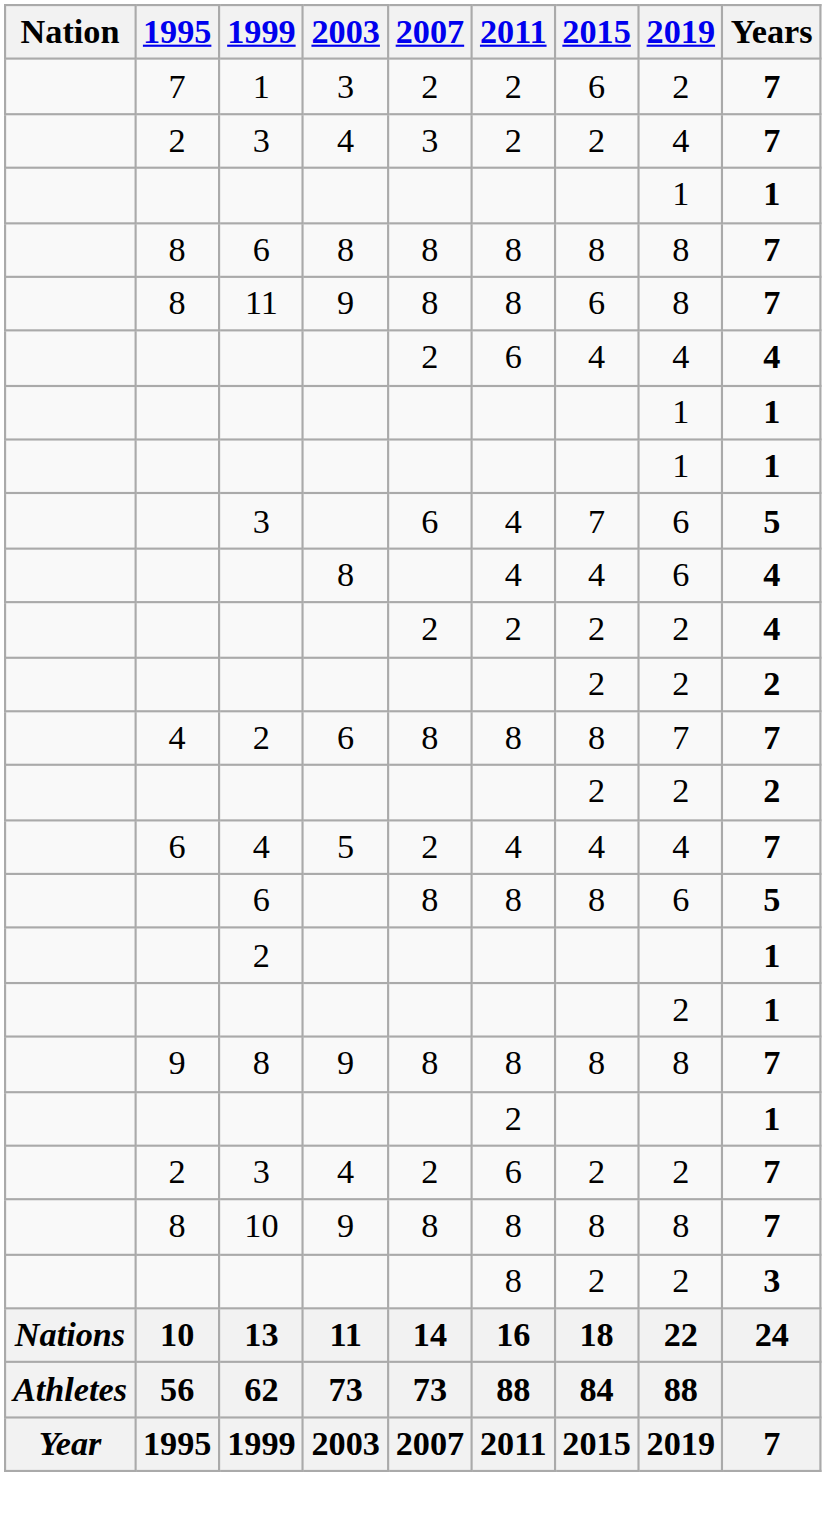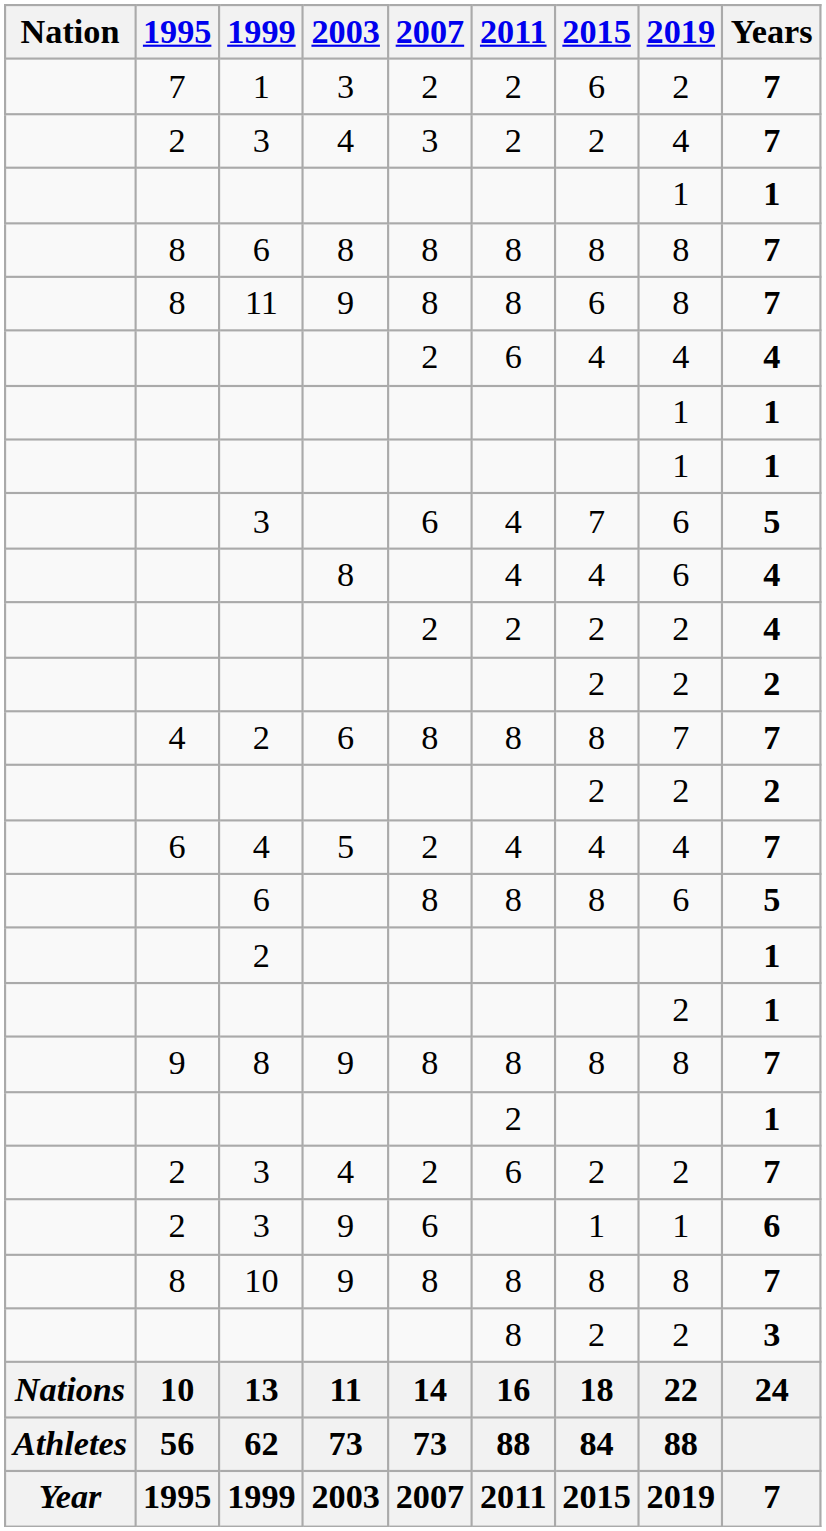+ row: (261, 1226)
